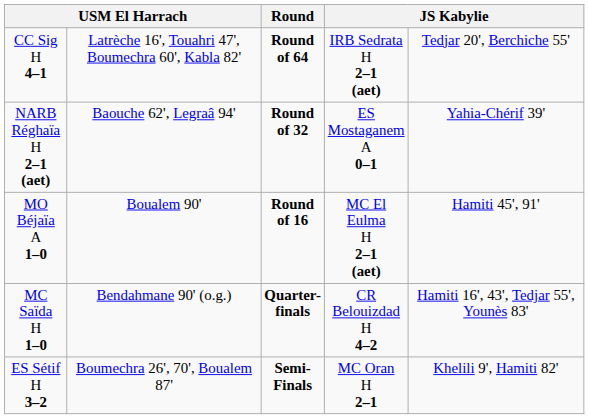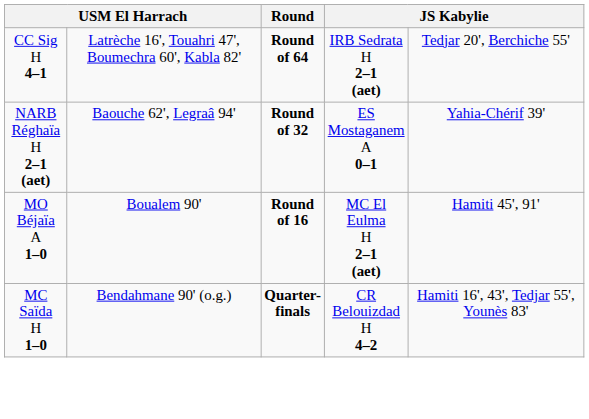- row: (36, 385)
